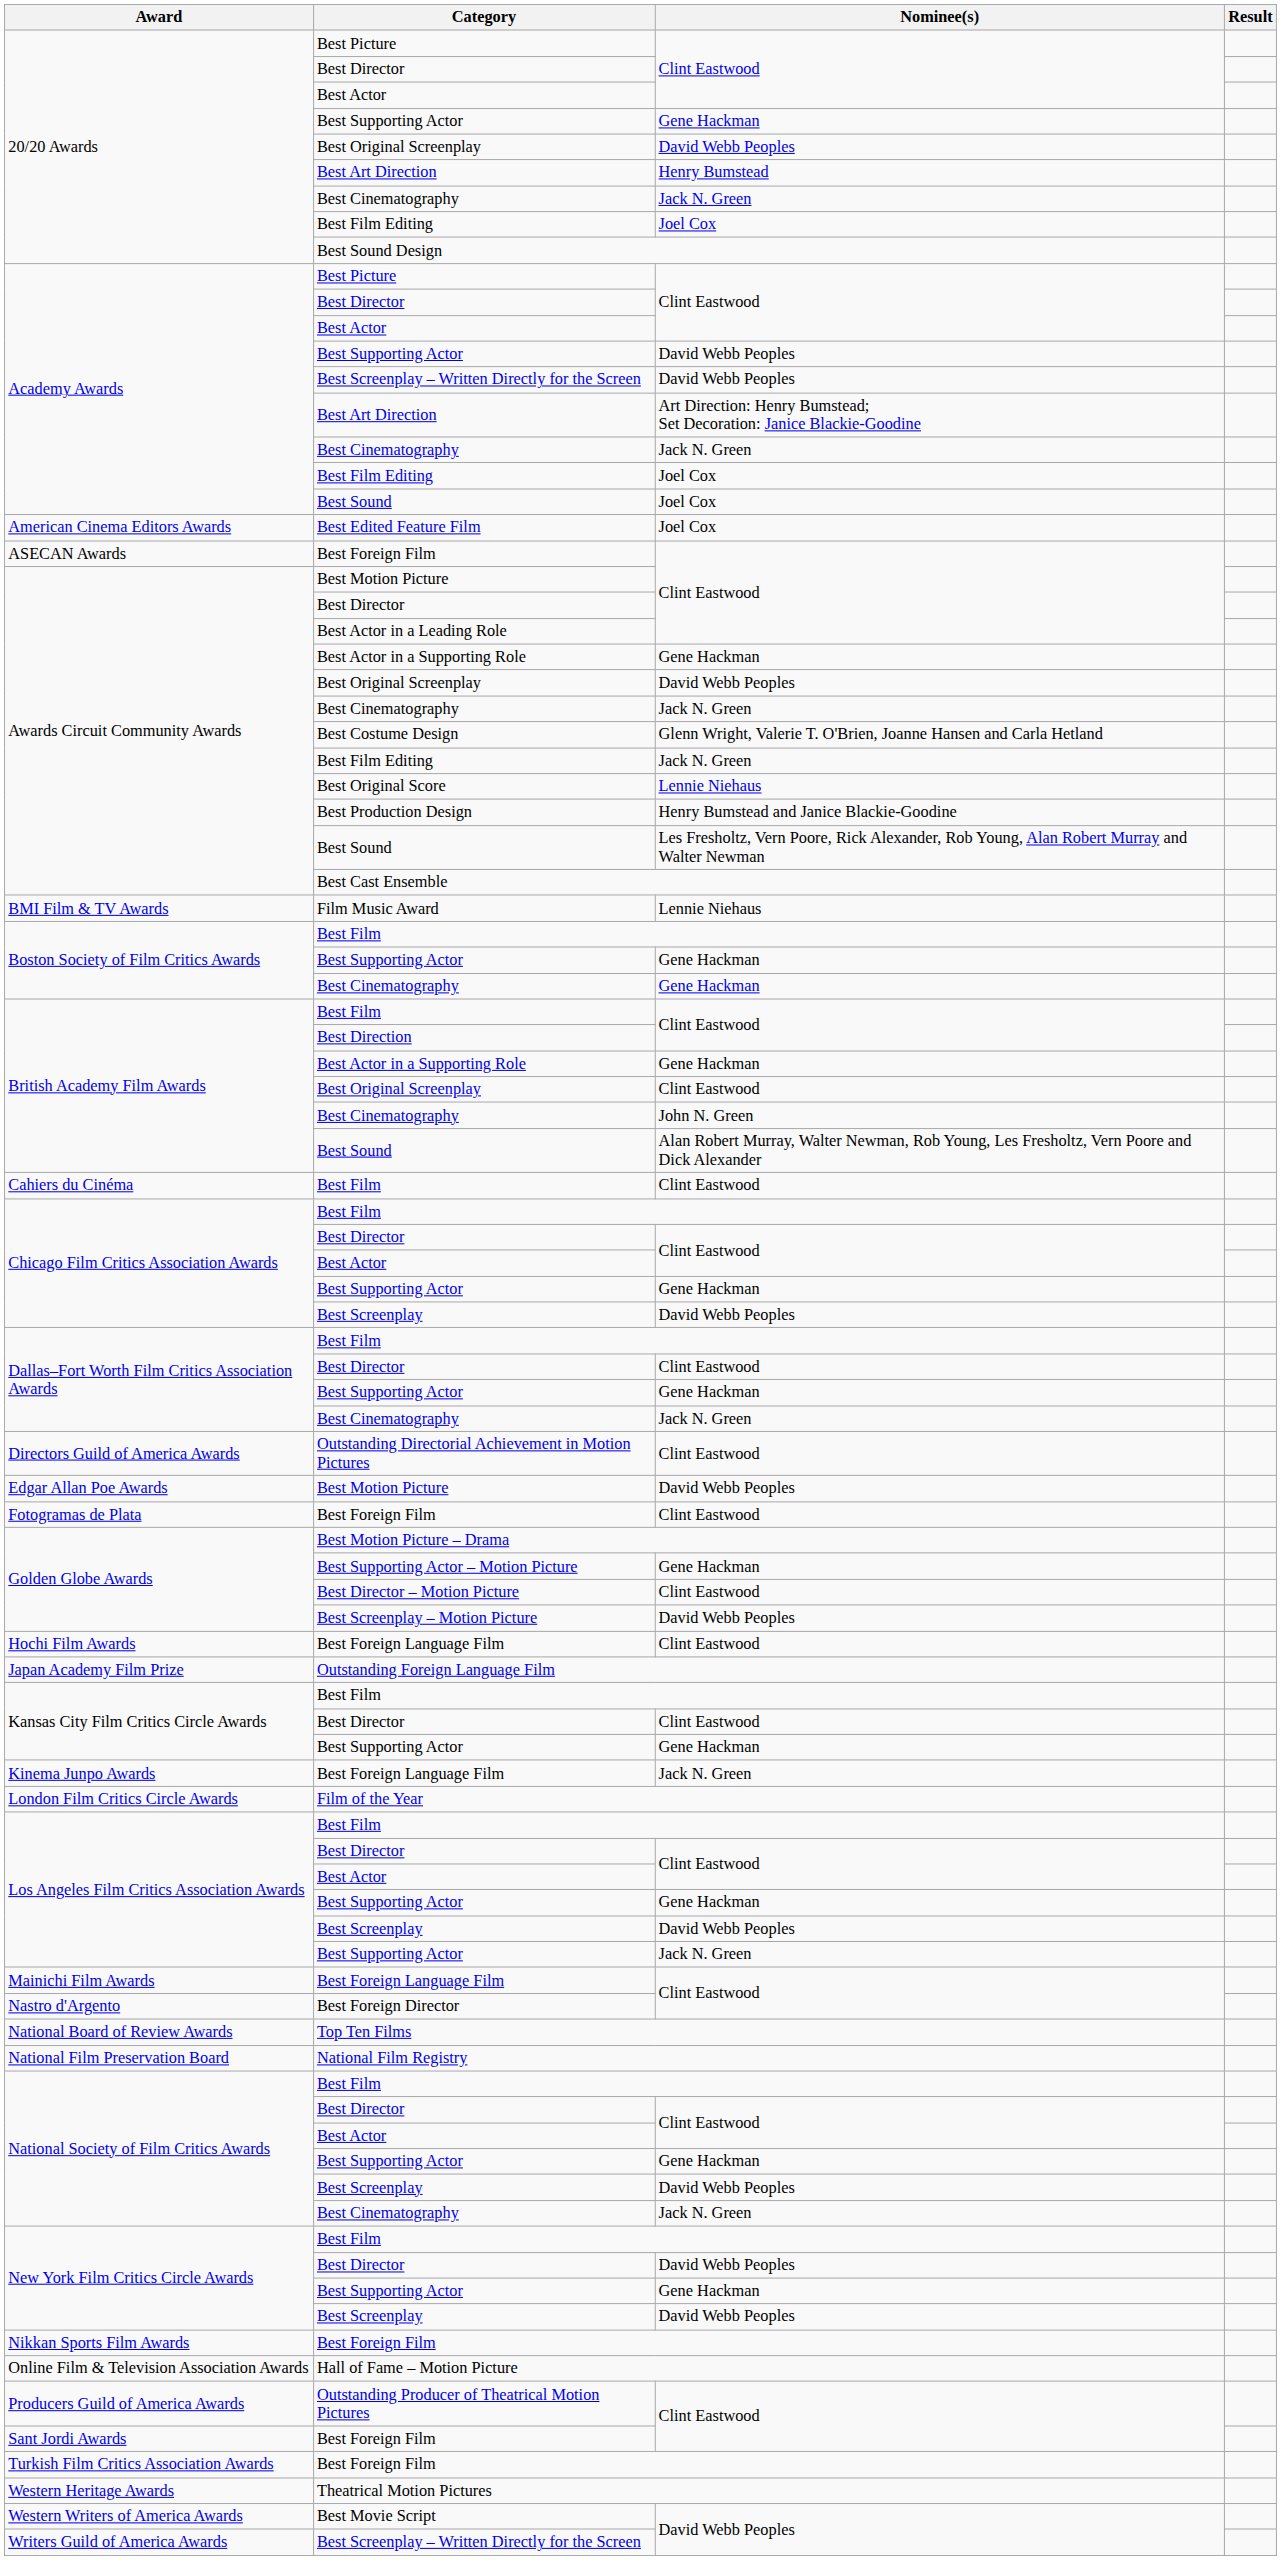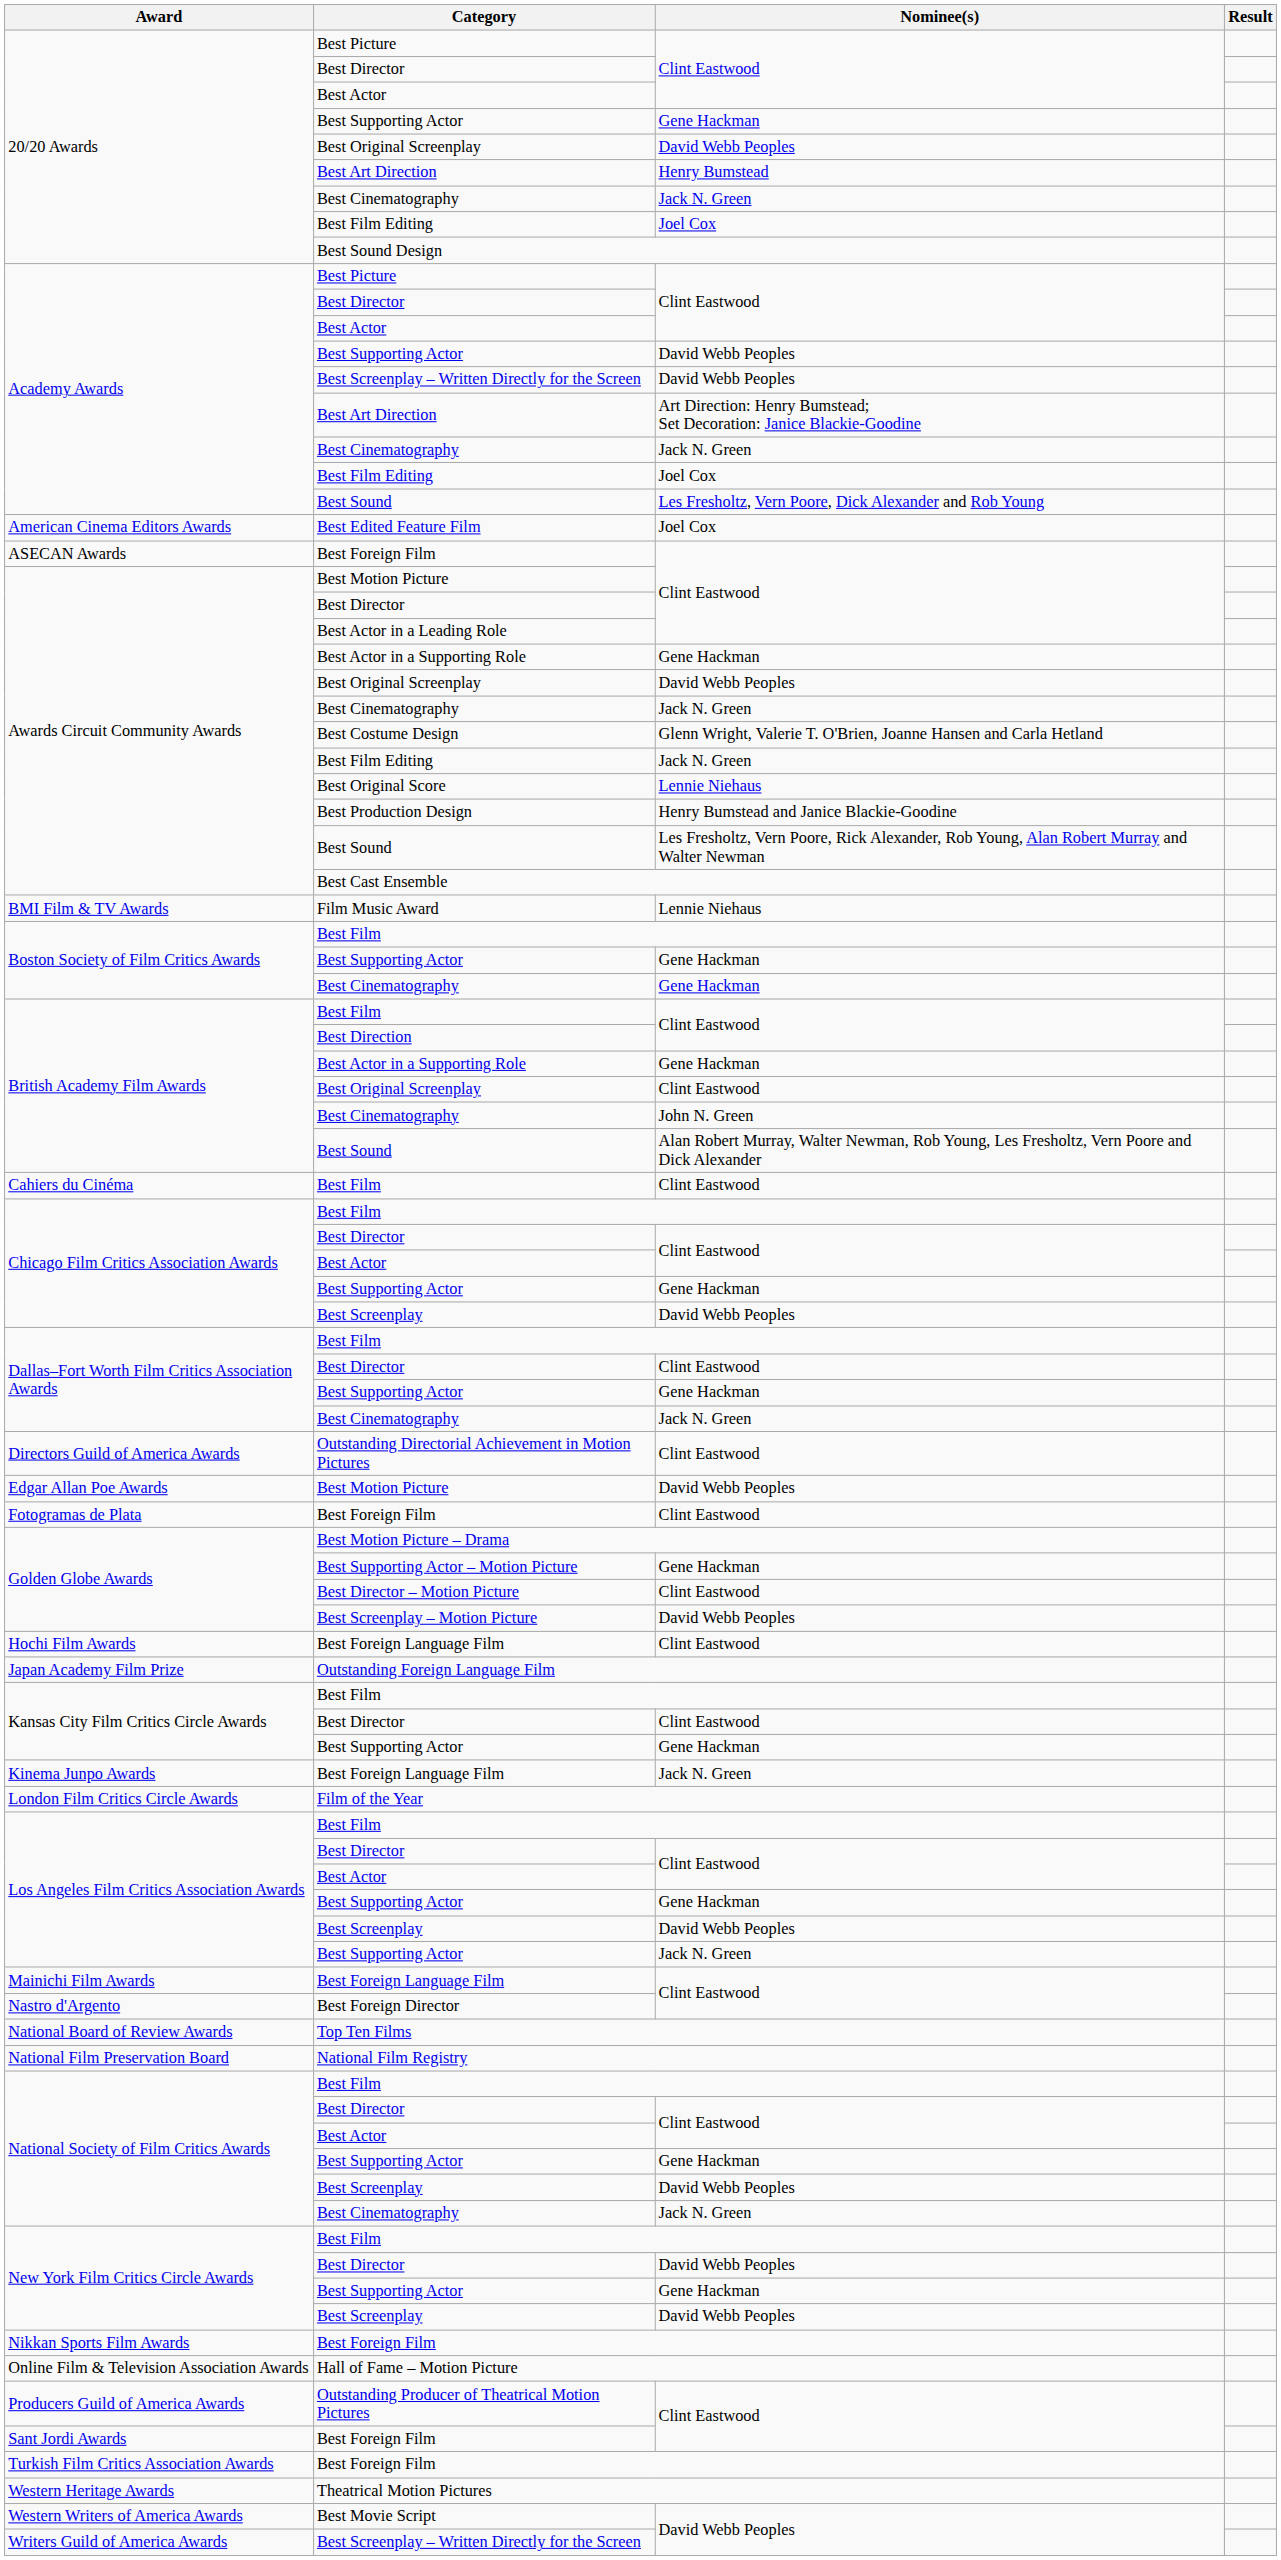(687, 501) Joel Cox -> (851, 501) Les Fresholtz, Vern Poore, Dick Alexander and Rob Young
